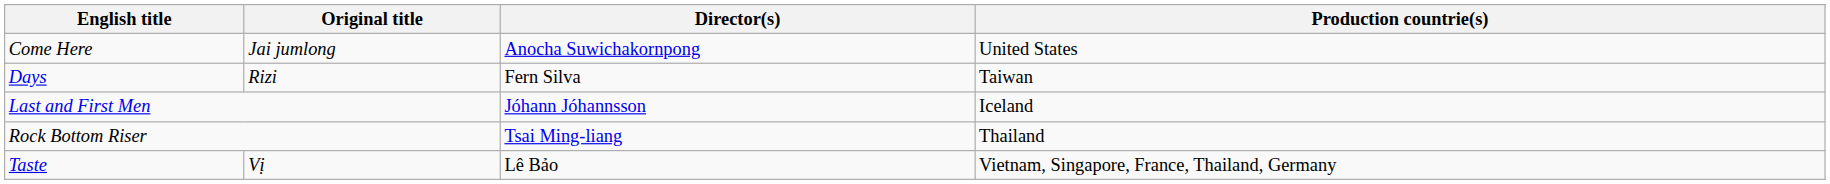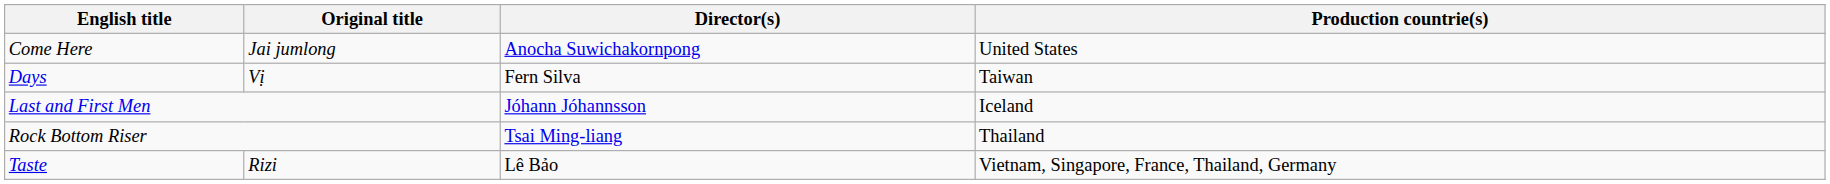(263, 77) Rizi -> (257, 77) Vị
(257, 164) Vị -> (263, 164) Rizi
